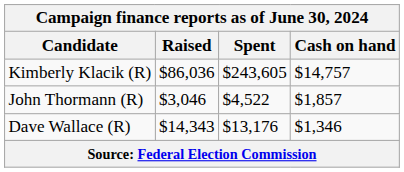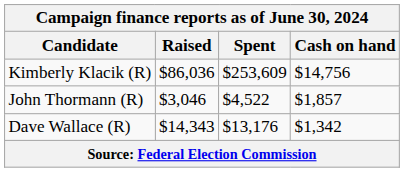(255, 72) $243,605 -> (255, 72) $253,609
(322, 72) $14,757 -> (322, 72) $14,756
(318, 126) $1,346 -> (318, 126) $1,342
